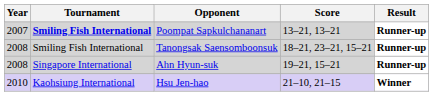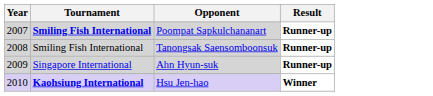- column: (327, 13)
(17, 65) 2008 -> (17, 65) 2009
(84, 82) normal -> (88, 82) bold
